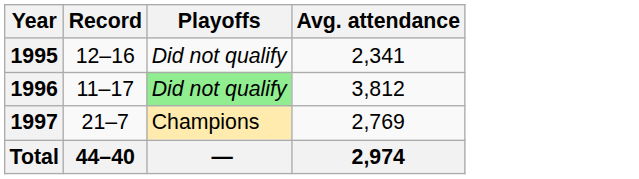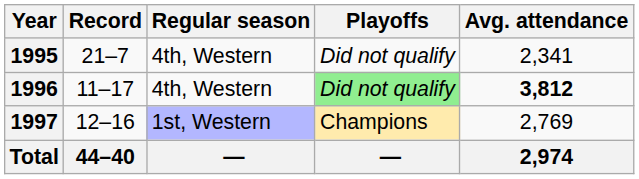+ column: (231, 21)
(105, 55) 12–16 -> (105, 55) 21–7
(378, 88) normal -> (546, 88) bold
(105, 122) 21–7 -> (105, 122) 12–16
